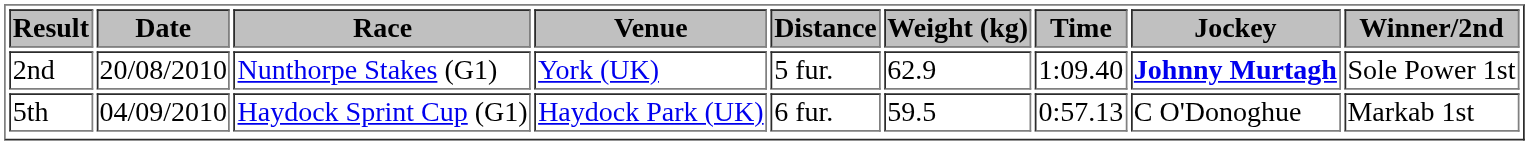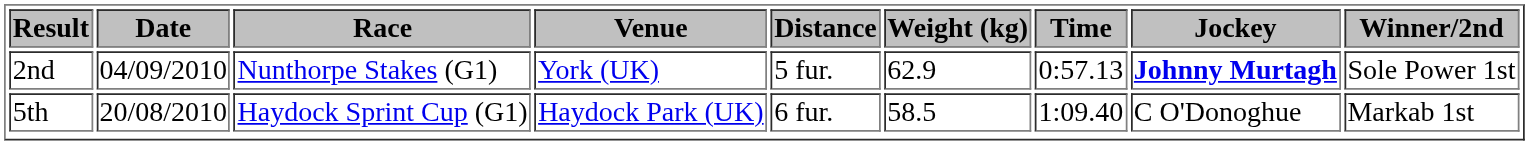(163, 70) 20/08/2010 -> (163, 70) 04/09/2010
(1081, 70) 1:09.40 -> (1081, 70) 0:57.13
(163, 112) 04/09/2010 -> (163, 112) 20/08/2010
(912, 112) 59.5 -> (912, 112) 58.5
(1081, 112) 0:57.13 -> (1081, 112) 1:09.40
